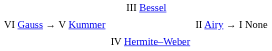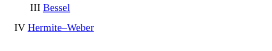- row: (23, 24)
